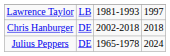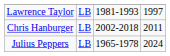(85, 28) DE -> (85, 28) LB
(154, 28) 2018 -> (153, 28) 2011
(85, 43) DE -> (85, 43) LB
